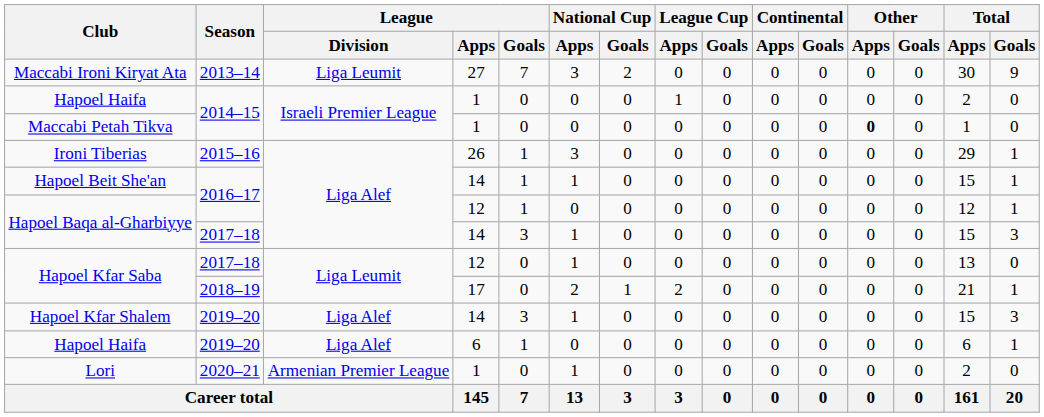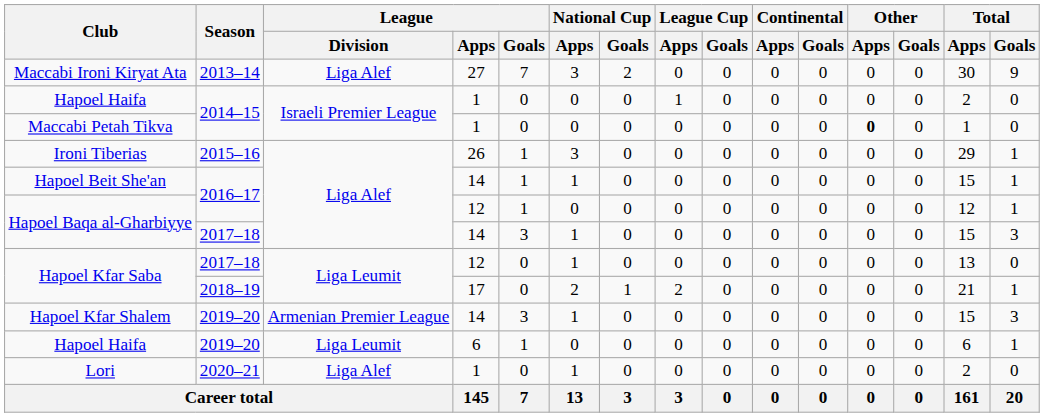(358, 72) Liga Leumit -> (358, 72) Liga Alef
(358, 316) Liga Alef -> (358, 316) Armenian Premier League
(358, 343) Liga Alef -> (358, 343) Liga Leumit
(358, 371) Armenian Premier League -> (358, 371) Liga Alef
